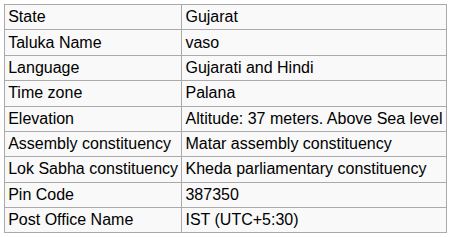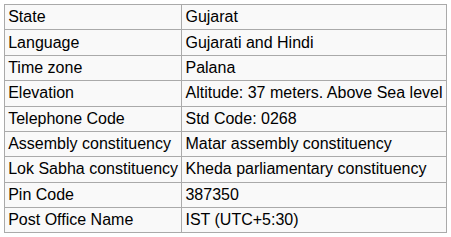- row: (55, 42)
+ row: (66, 118)
